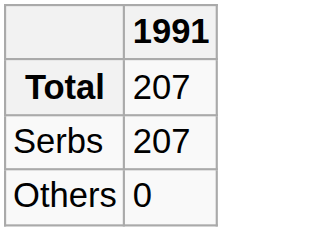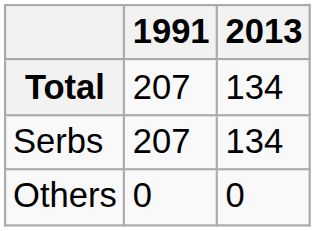+ column: (264, 31)
